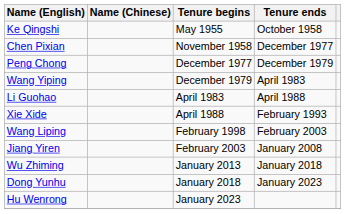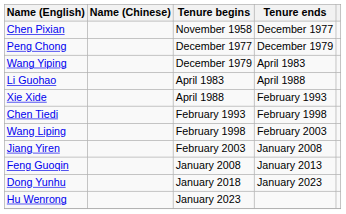- row: (33, 30)
+ row: (32, 115)
+ row: (38, 166)
- row: (35, 166)
